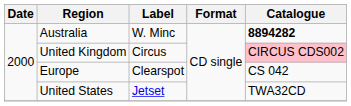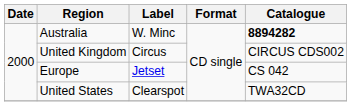(296, 52) pink background -> (296, 52) no background
(158, 71) Clearspot -> (148, 71) Jetset
(148, 91) Jetset -> (158, 91) Clearspot
